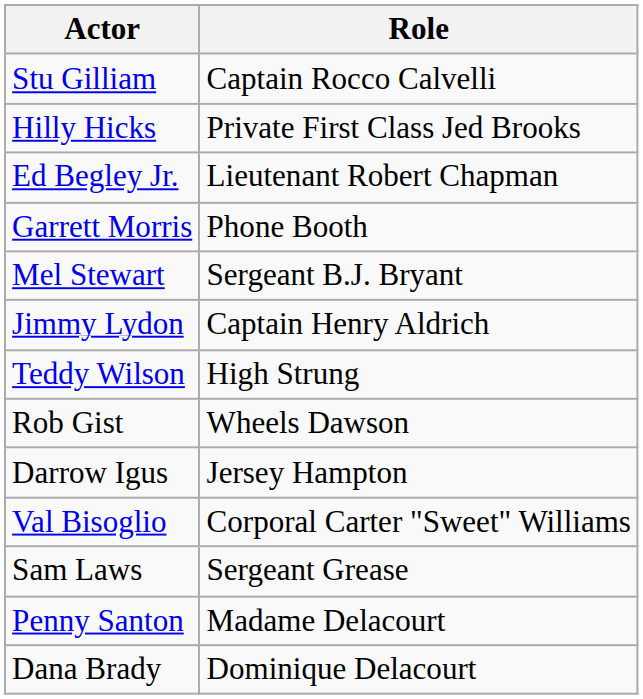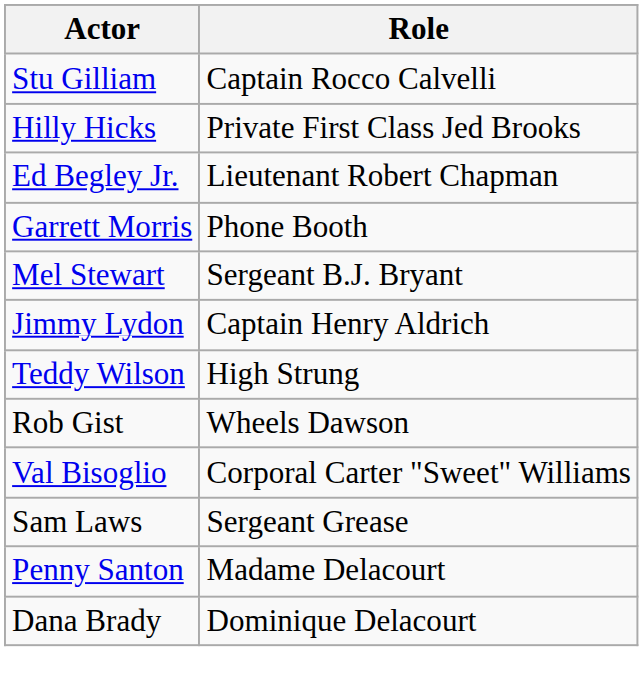- row: (90, 472)
